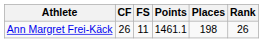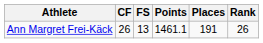(143, 30) 11 -> (143, 30) 13
(208, 30) 198 -> (208, 30) 191
